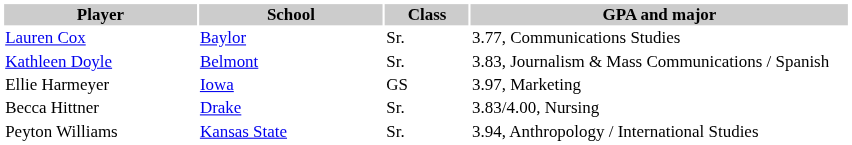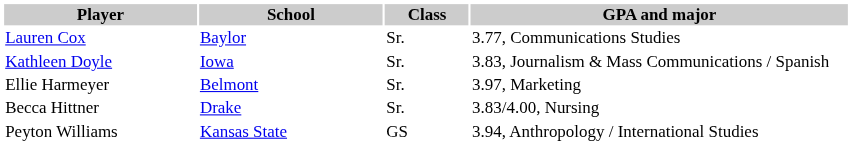(229, 61) Belmont -> (217, 61) Iowa
(217, 84) Iowa -> (229, 84) Belmont
(397, 84) GS -> (395, 84) Sr.
(395, 131) Sr. -> (397, 131) GS
